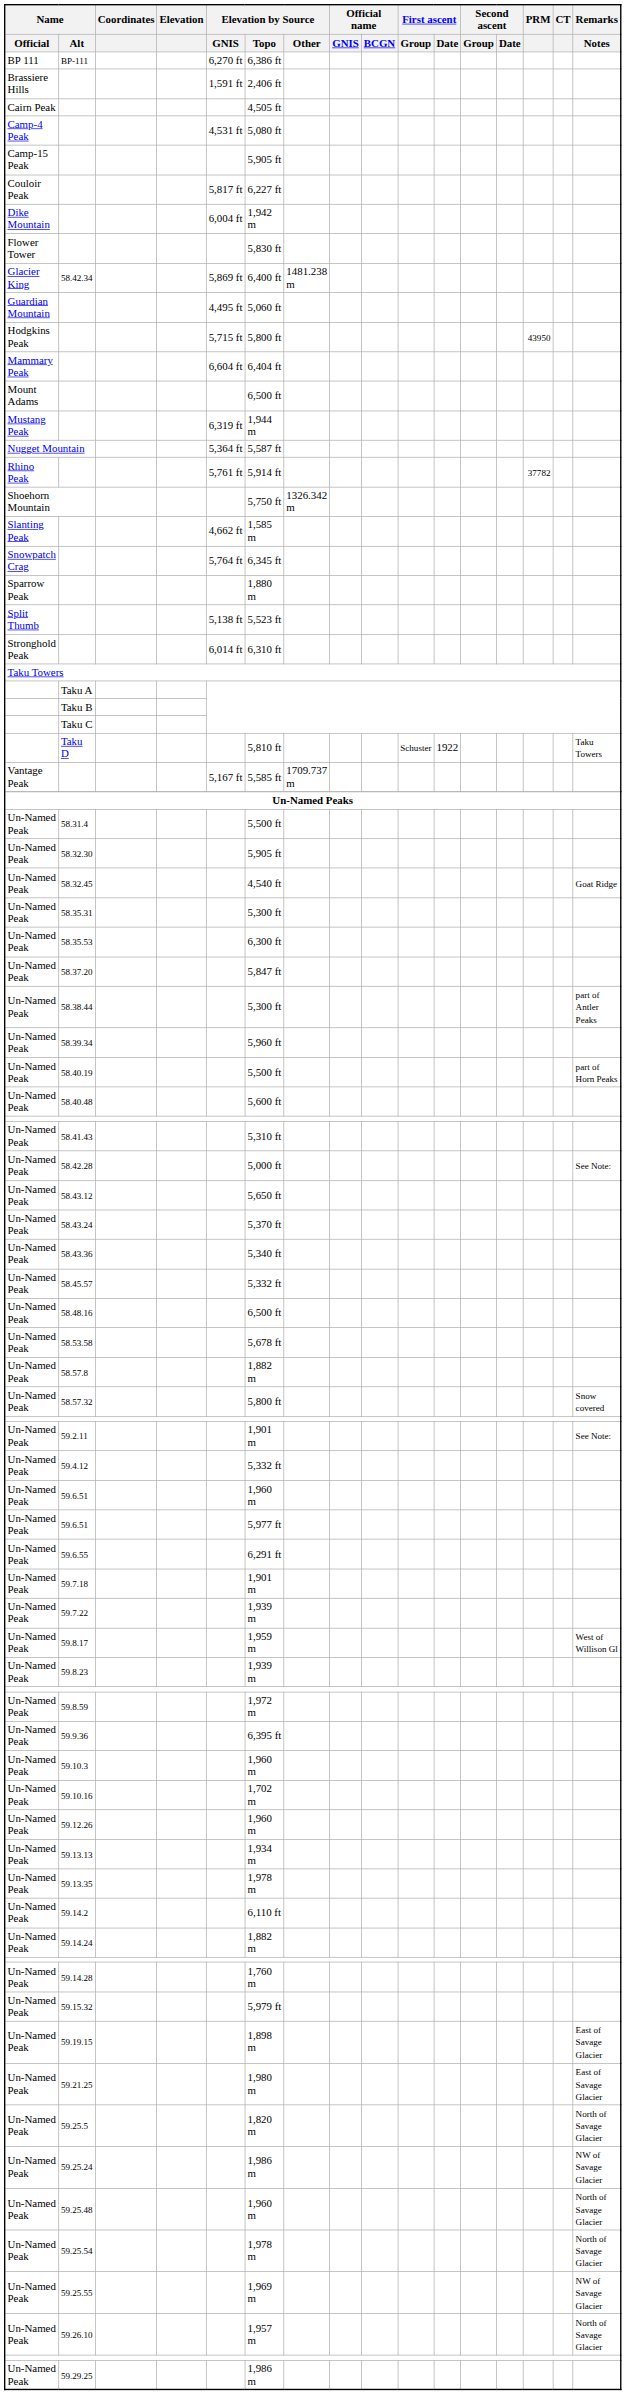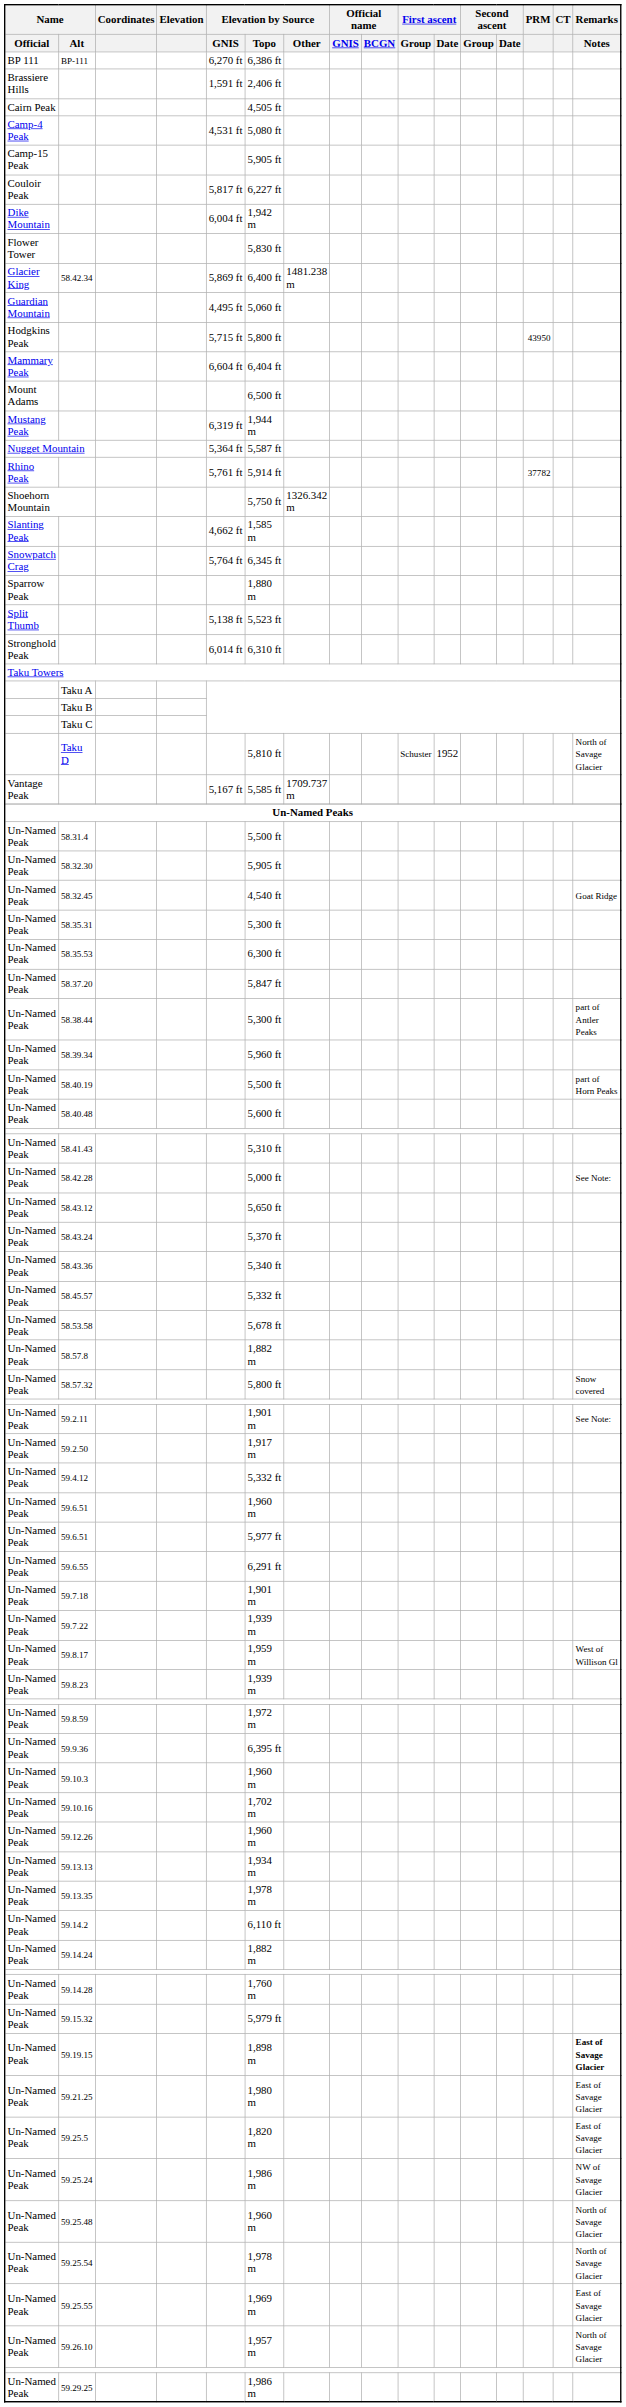(447, 747) 1922 -> (447, 753) 1952
(589, 748) Taku Towers -> (591, 754) North of Savage Glacier
- row: (32, 1313)
+ row: (32, 1448)
(589, 2043) normal -> (590, 2054) bold
(591, 2126) North of Savage Glacier -> (589, 2138) East of Savage Glacier
(589, 2293) NW of Savage Glacier -> (589, 2305) East of Savage Glacier
